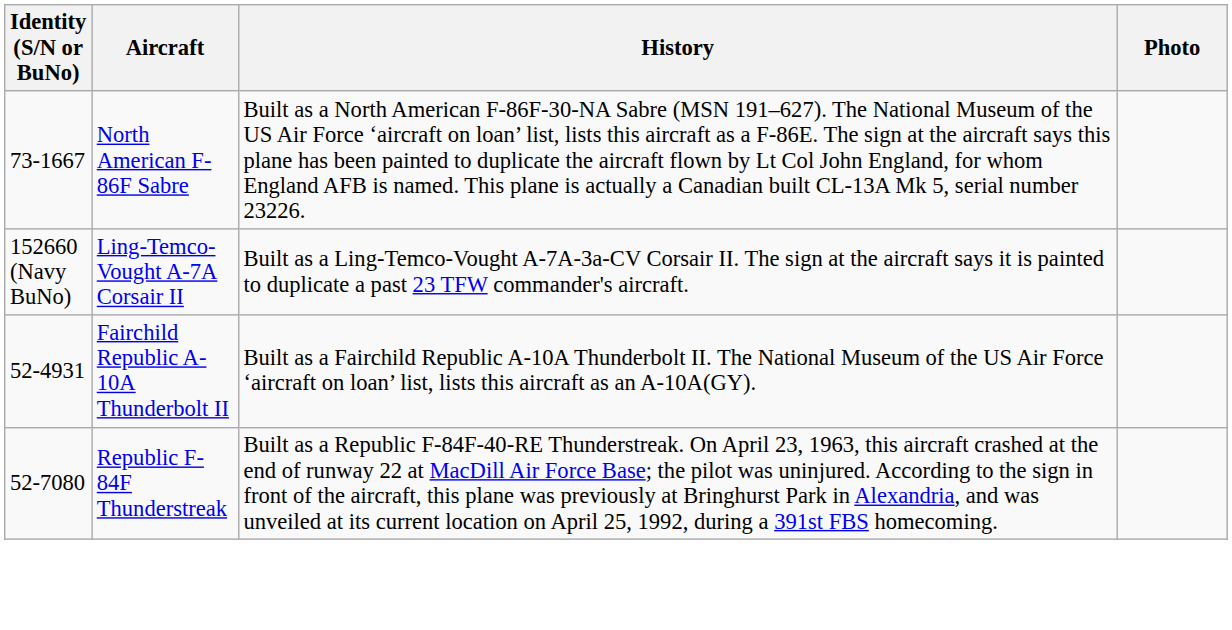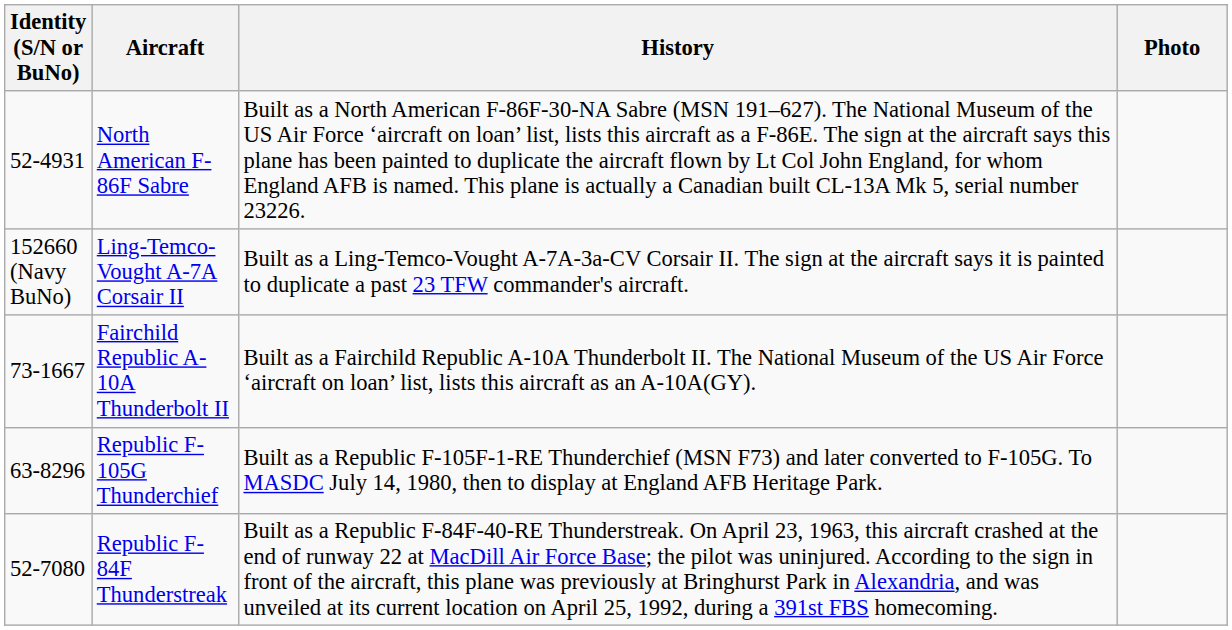(48, 159) 73-1667 -> (48, 159) 52-4931
(48, 370) 52-4931 -> (48, 370) 73-1667
+ row: (158, 470)
